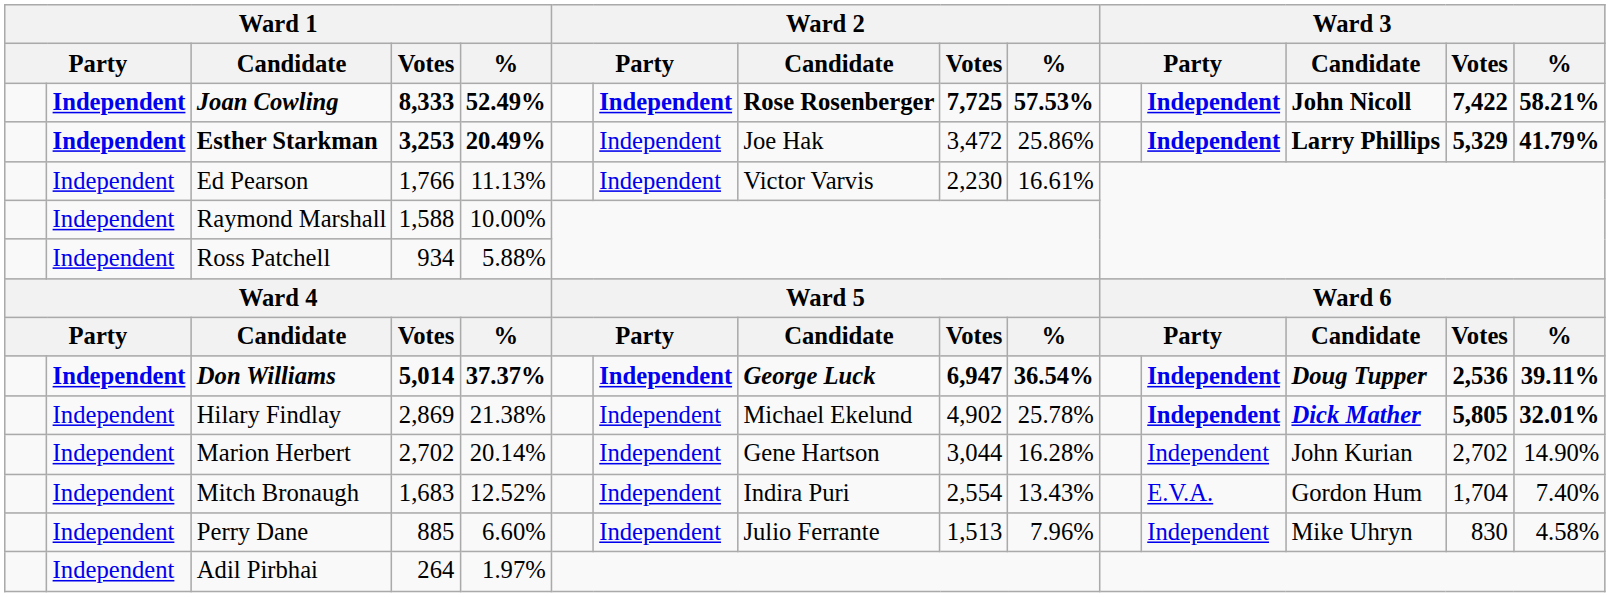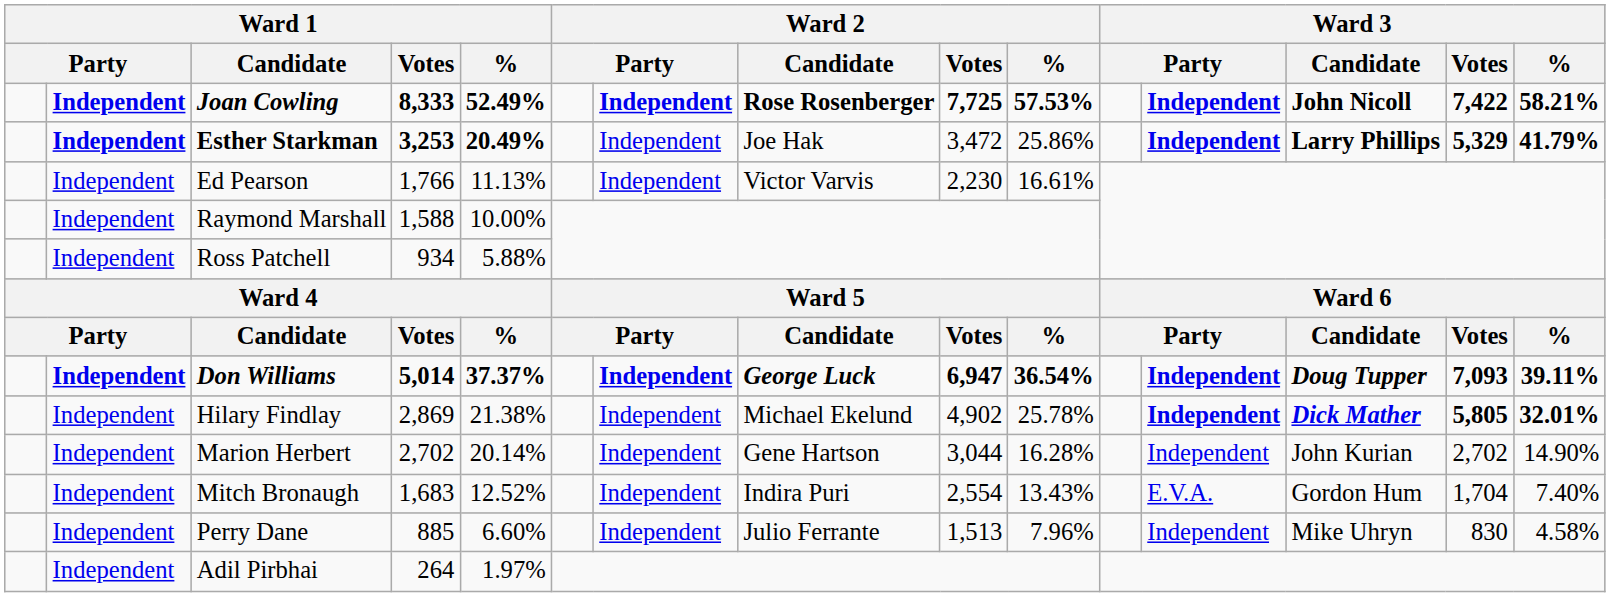(1480, 375) 2,536 -> (1480, 375) 7,093
